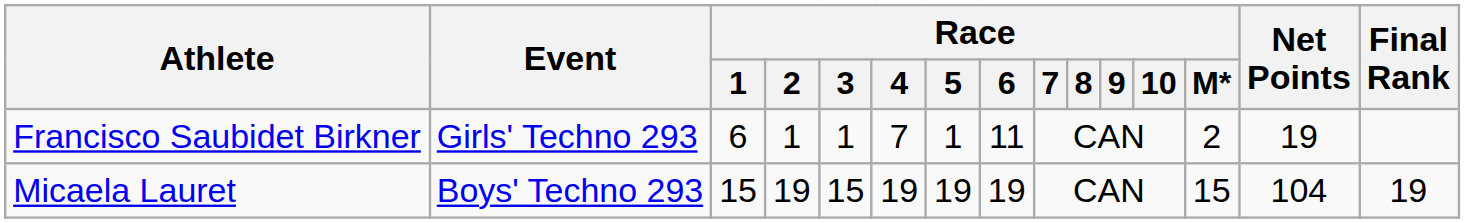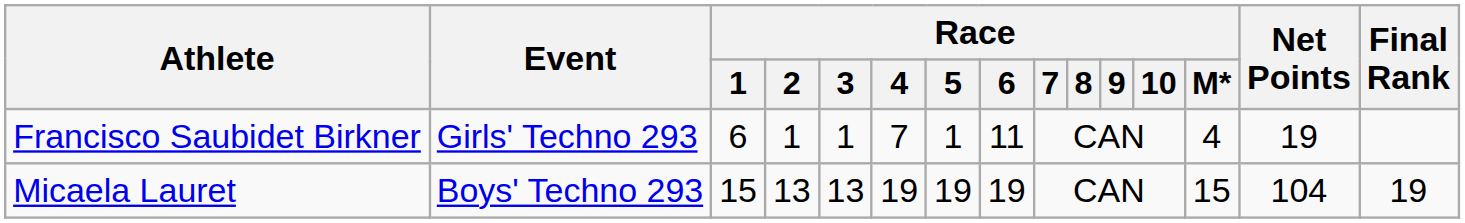(1212, 137) 2 -> (1212, 137) 4
(792, 190) 19 -> (792, 190) 13
(846, 190) 15 -> (846, 190) 13
